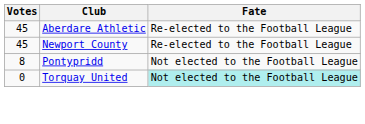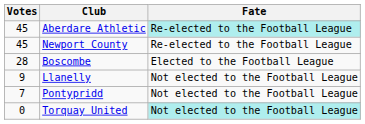(251, 29) no background -> (251, 29) paleturquoise background
+ row: (67, 62)
+ row: (67, 78)
(22, 62) 8 -> (22, 95) 7
